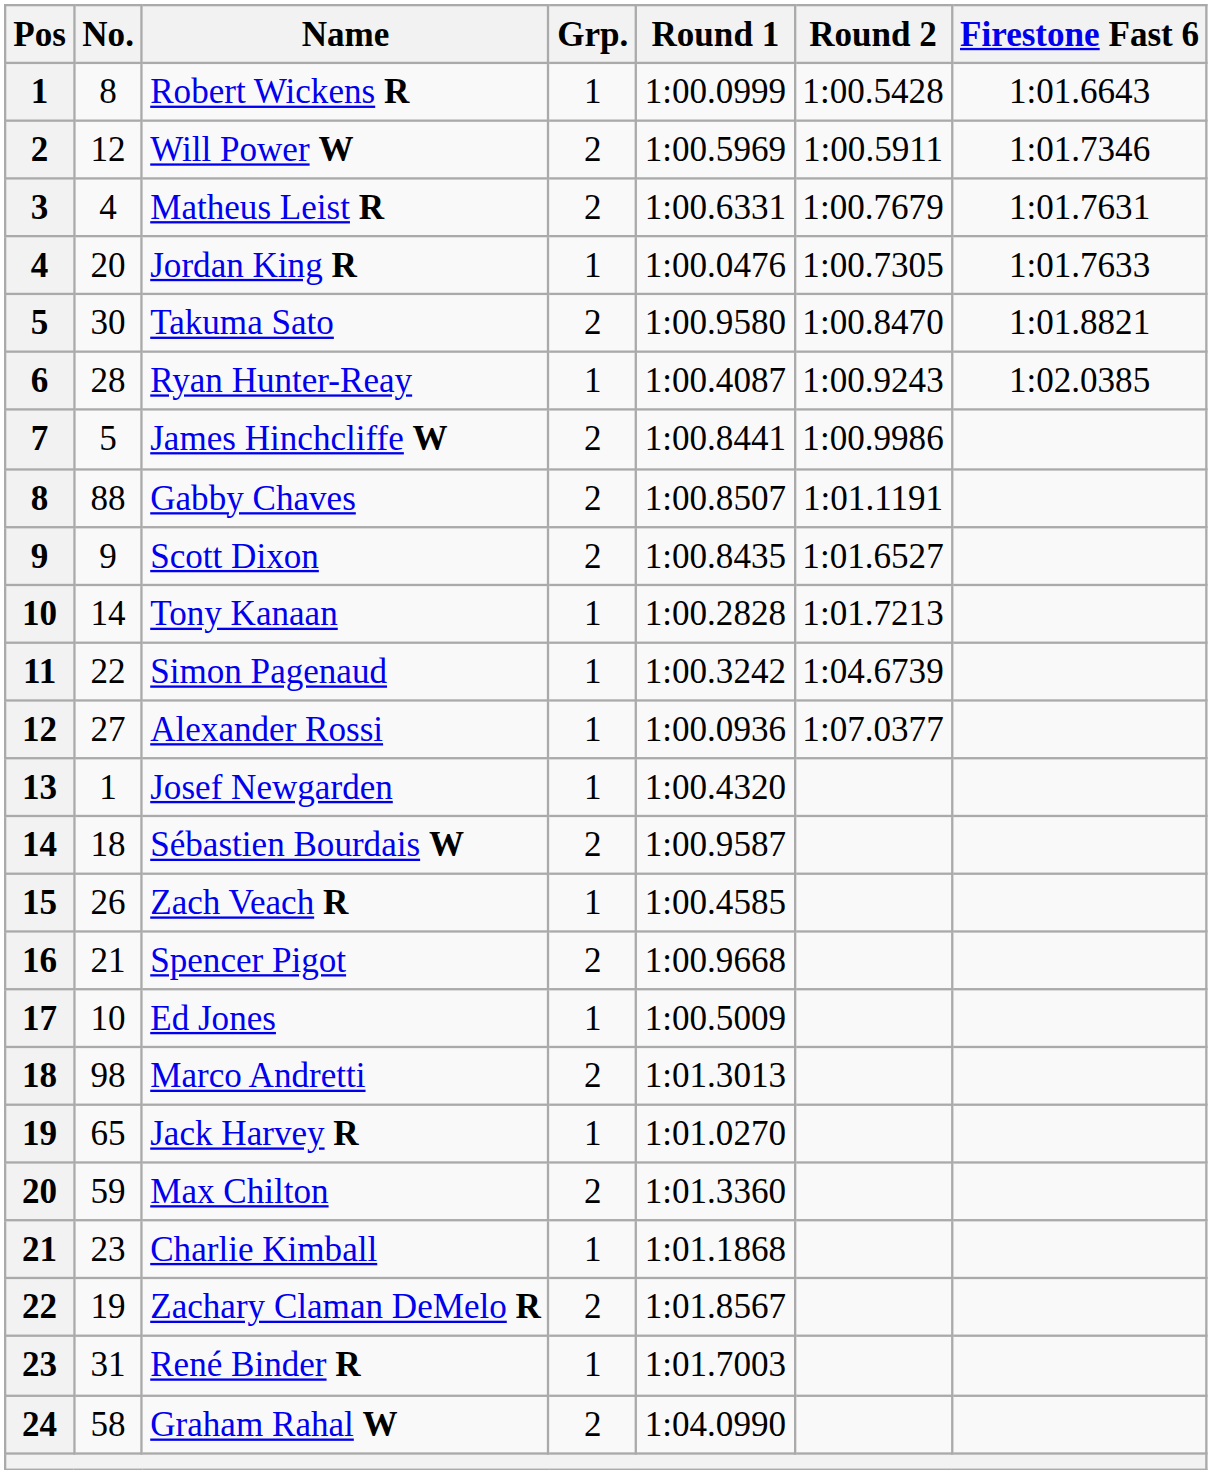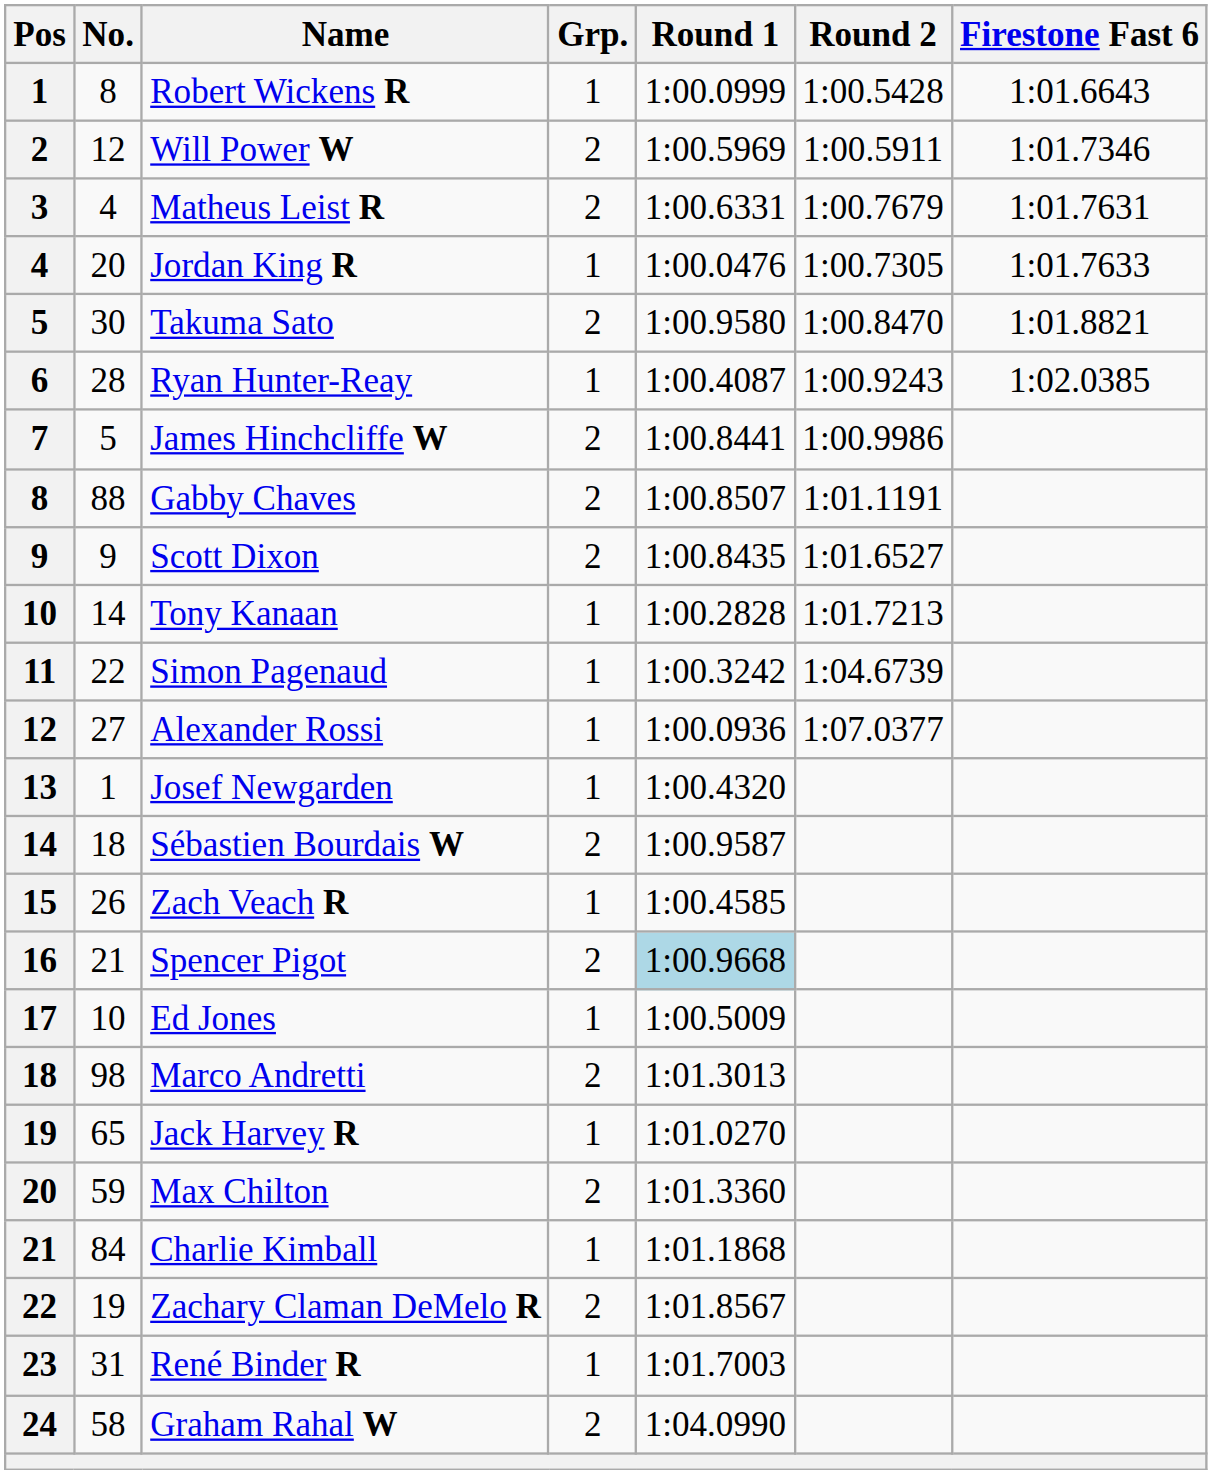(715, 959) no background -> (715, 959) lightblue background
(108, 1249) 23 -> (108, 1249) 84
